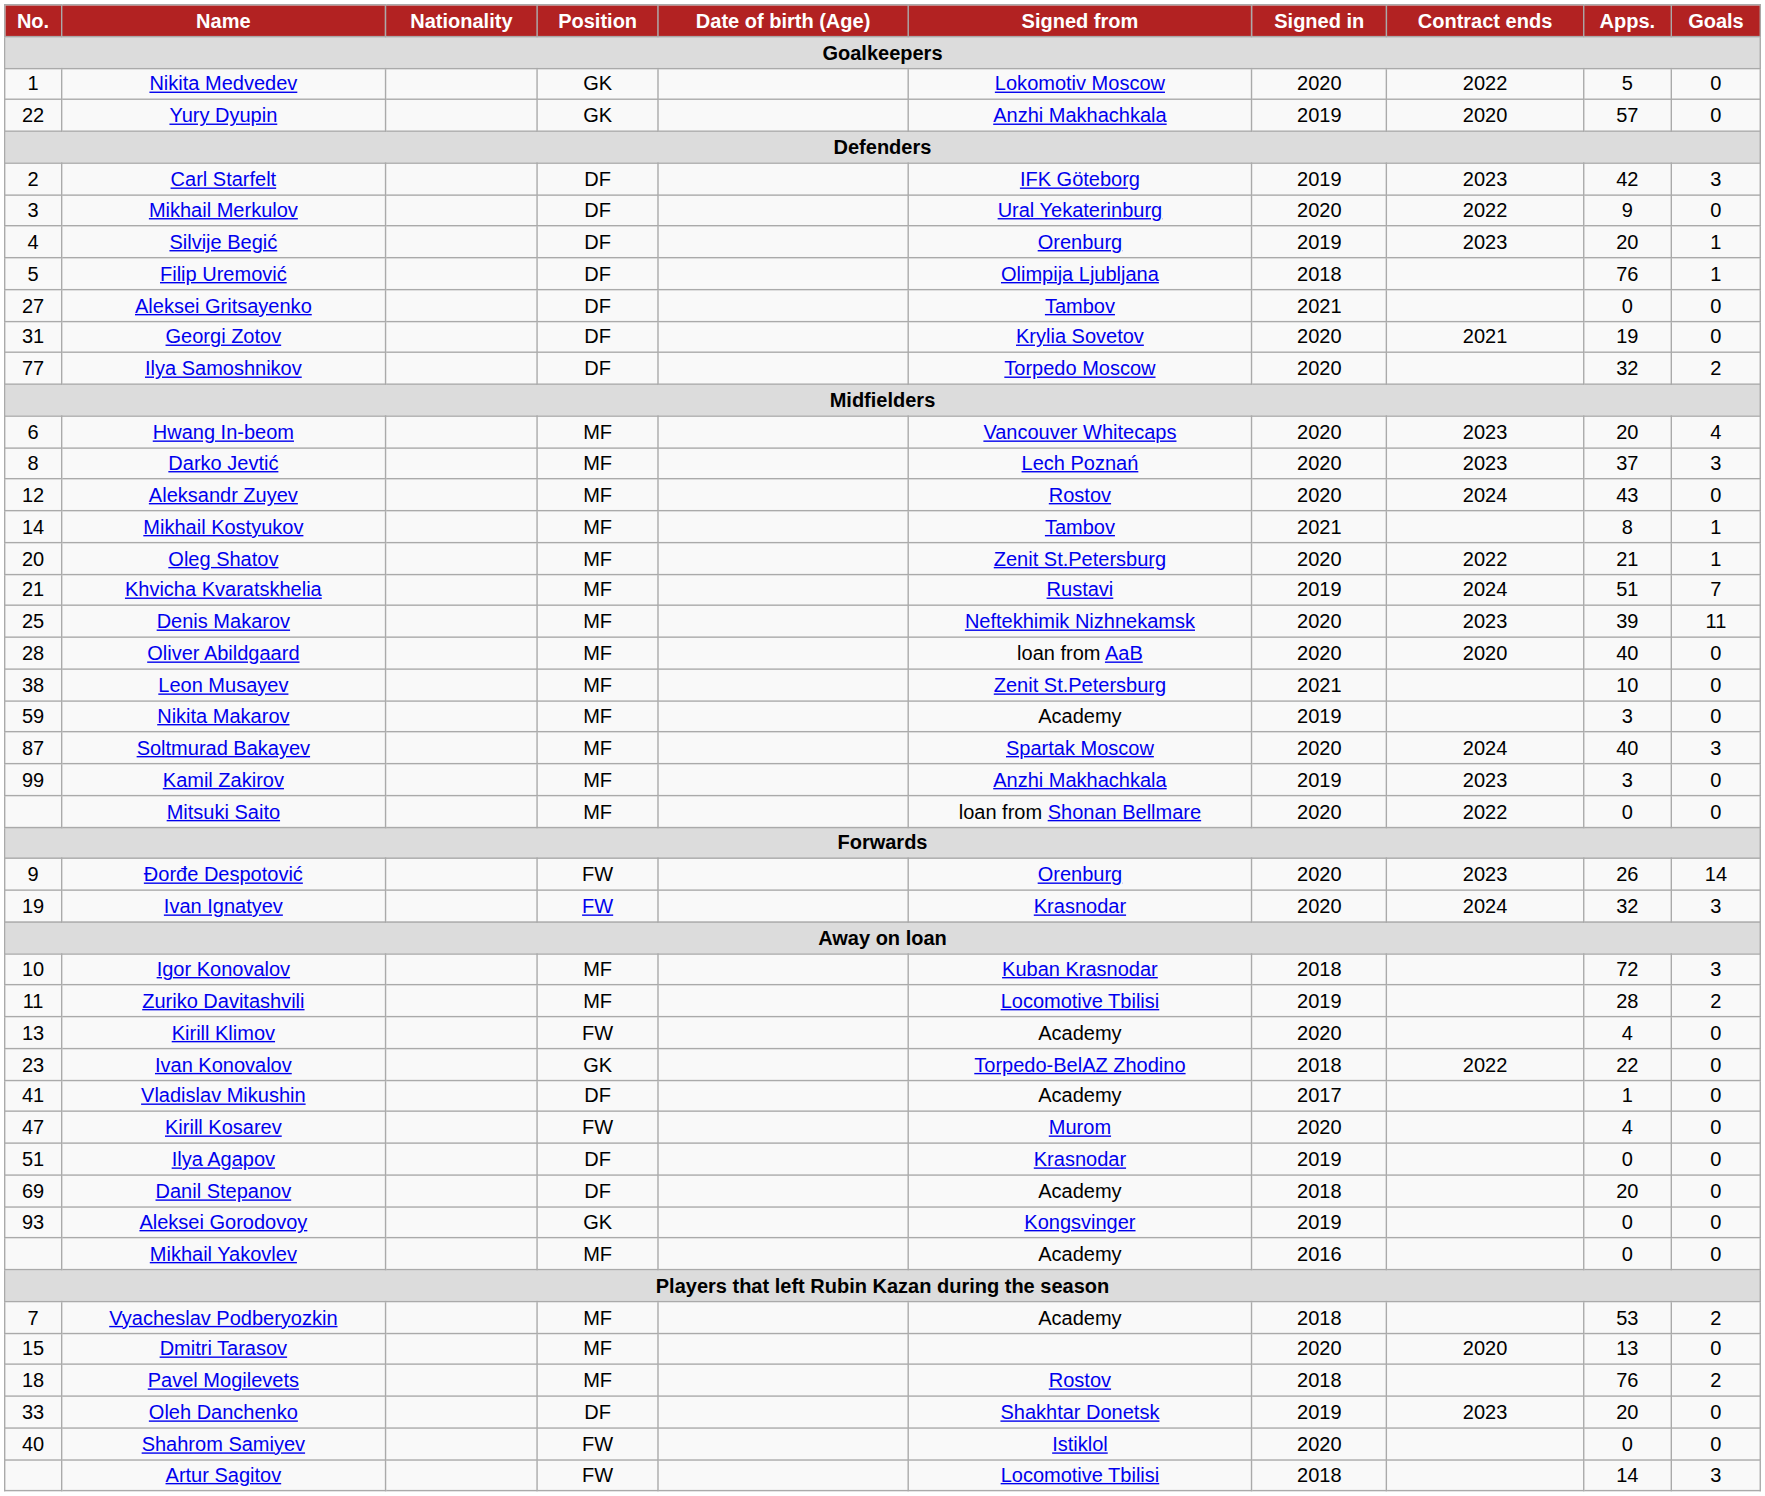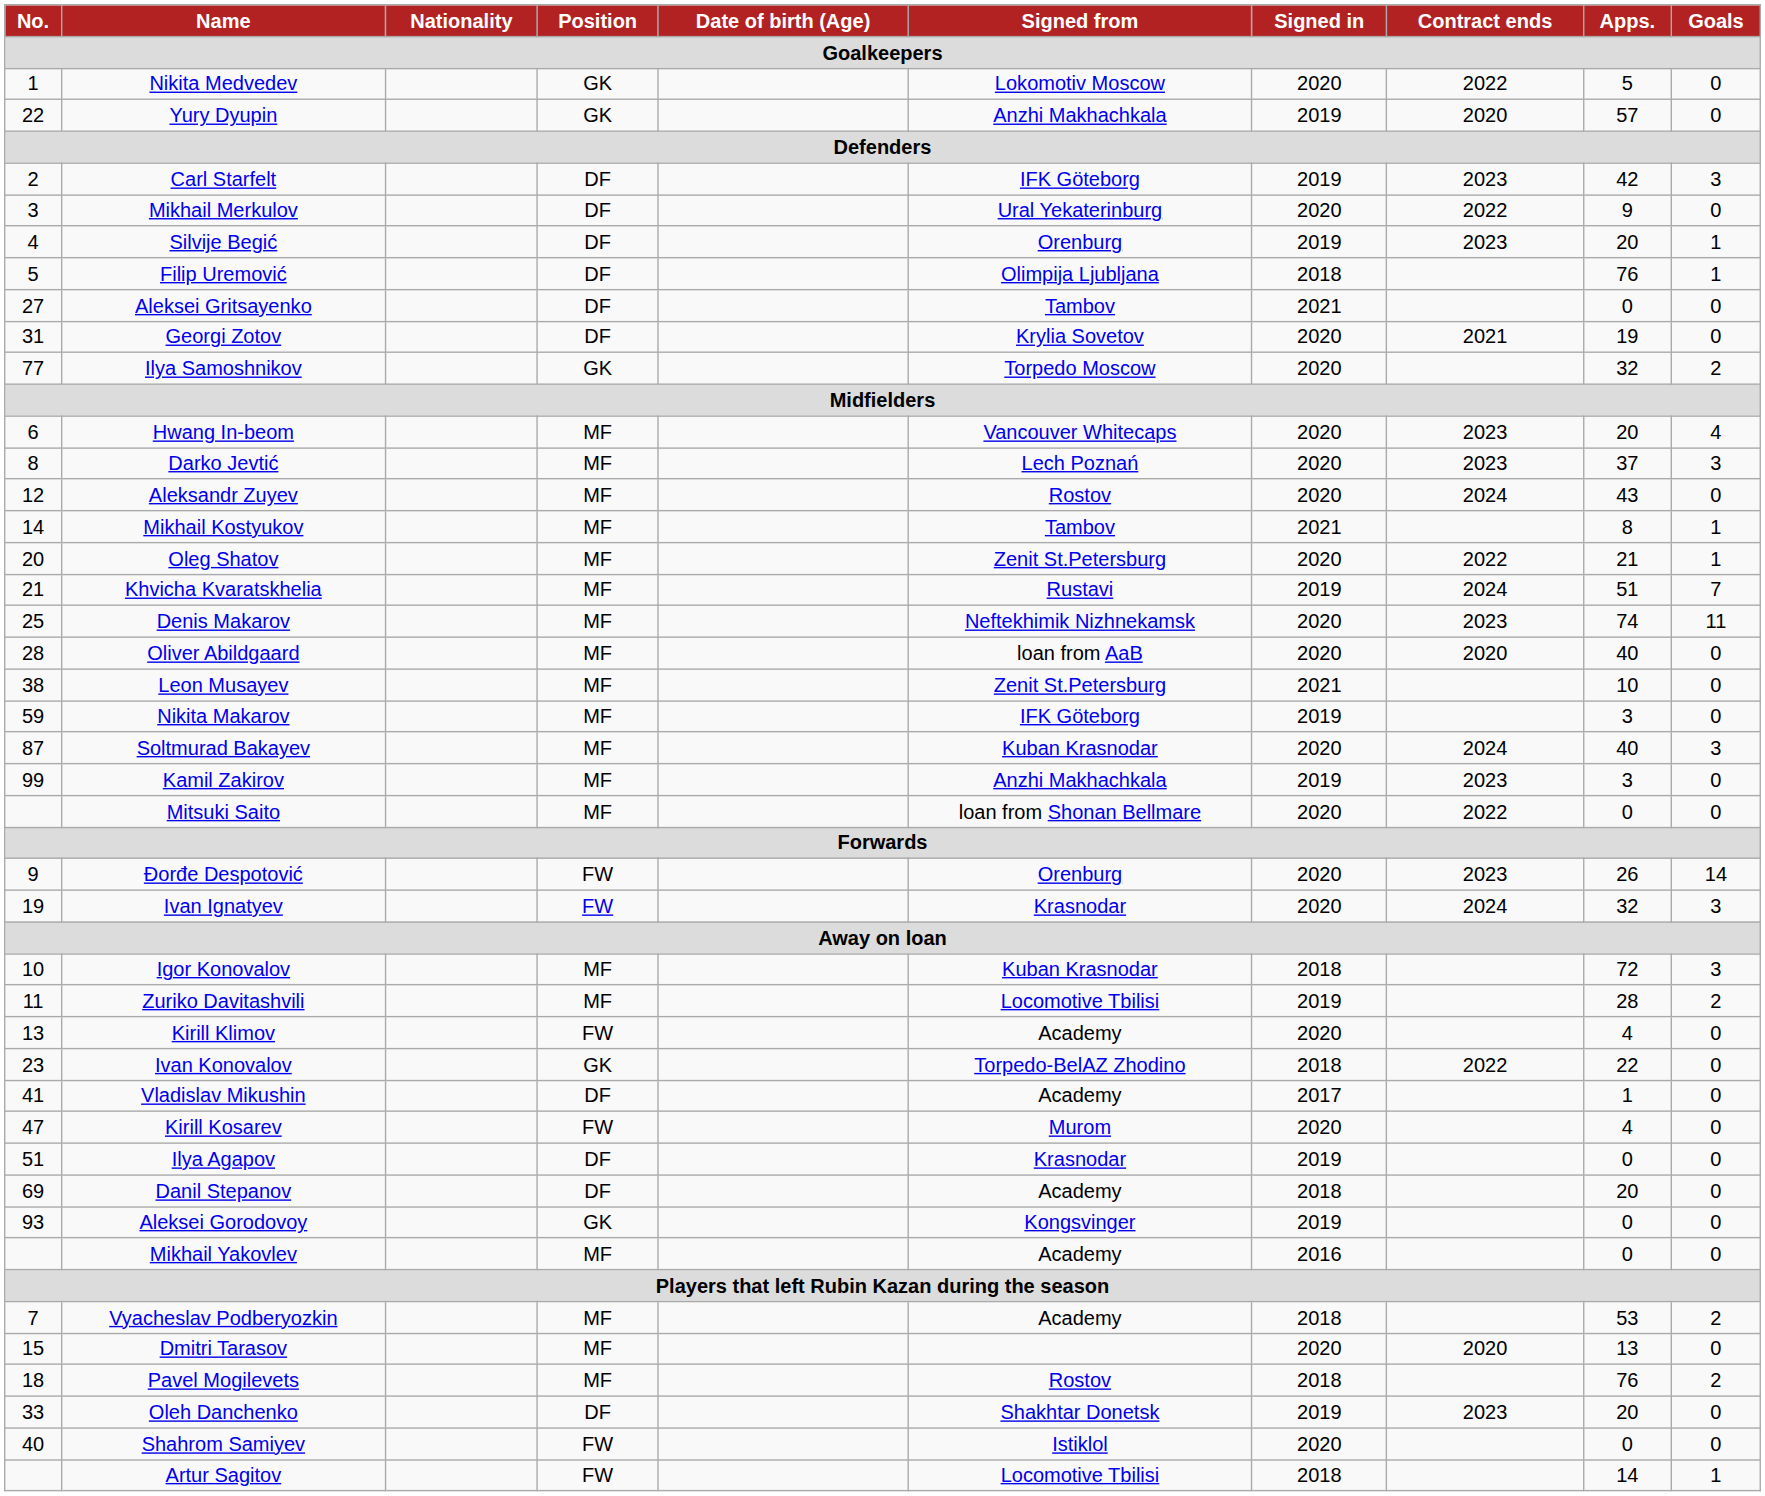(598, 369) DF -> (598, 369) GK
(1627, 622) 39 -> (1627, 622) 74
(1080, 717) Academy -> (1080, 717) IFK Göteborg
(1080, 748) Spartak Moscow -> (1080, 748) Kuban Krasnodar
(1716, 1476) 3 -> (1716, 1476) 1
